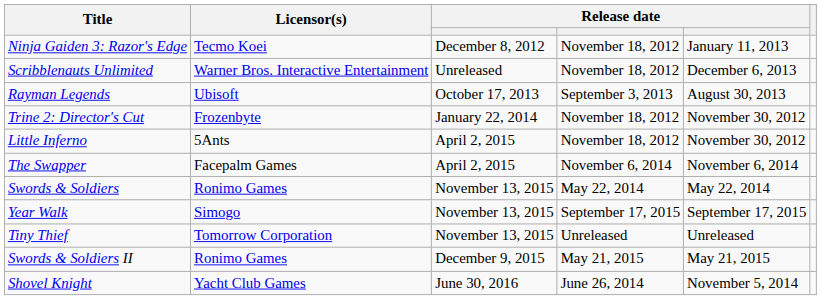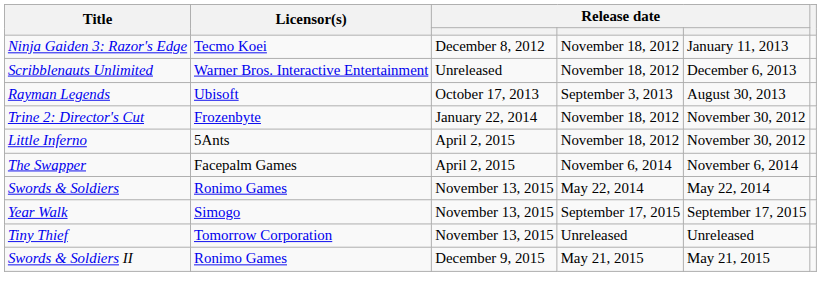- row: (50, 282)
